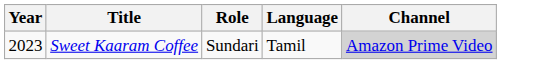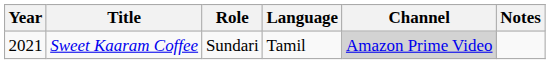+ column: (521, 17)
(25, 44) 2023 -> (25, 44) 2021
